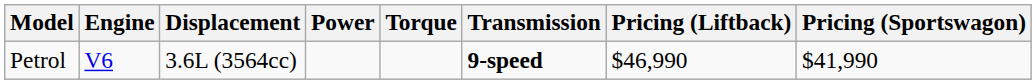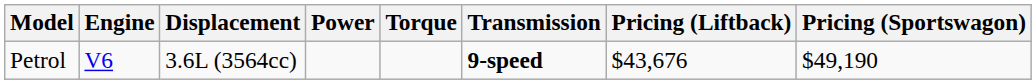(650, 60) $46,990 -> (650, 60) $43,676
(840, 60) $41,990 -> (840, 60) $49,190
